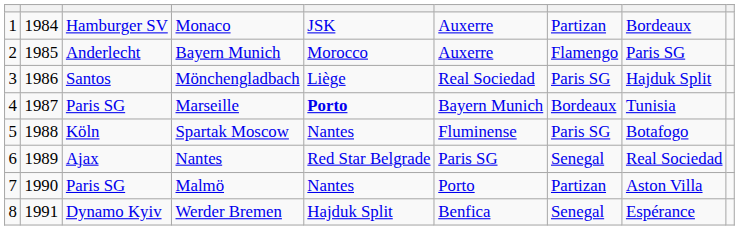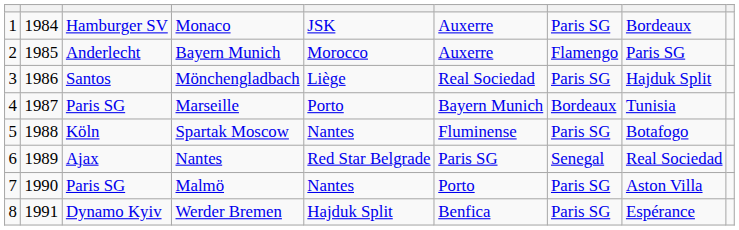(579, 25) Partizan -> (581, 25) Paris SG
(327, 105) bold -> (326, 105) normal
(579, 185) Partizan -> (581, 185) Paris SG
(578, 212) Senegal -> (581, 212) Paris SG
